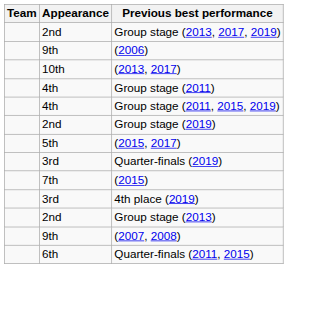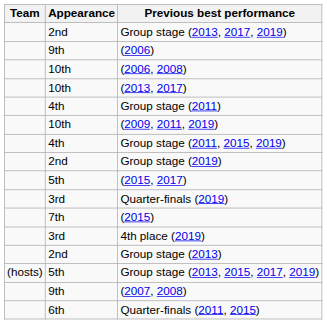+ row: (154, 69)
+ row: (169, 124)
+ row: (220, 273)
